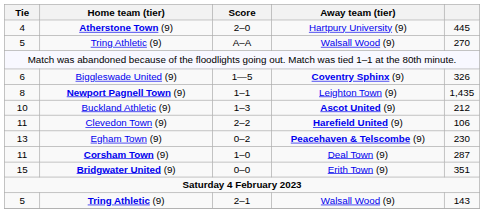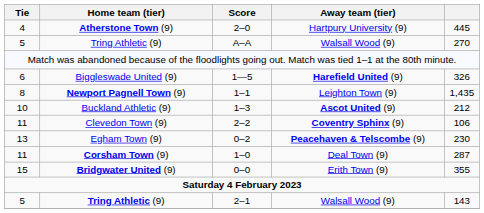(358, 77) Coventry Sphinx (9) -> (358, 77) Harefield United (9)
(358, 123) Harefield United (9) -> (358, 123) Coventry Sphinx (9)
(462, 170) 351 -> (462, 170) 355
